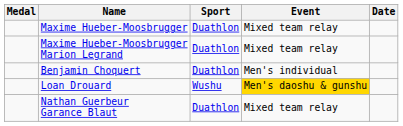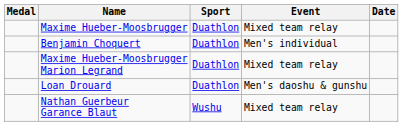rows swapped: (114, 50) <-> (91, 71)
(207, 87) Wushu -> (216, 87) Duathlon
(306, 87) gold background -> (306, 87) no background
(216, 108) Duathlon -> (207, 108) Wushu
